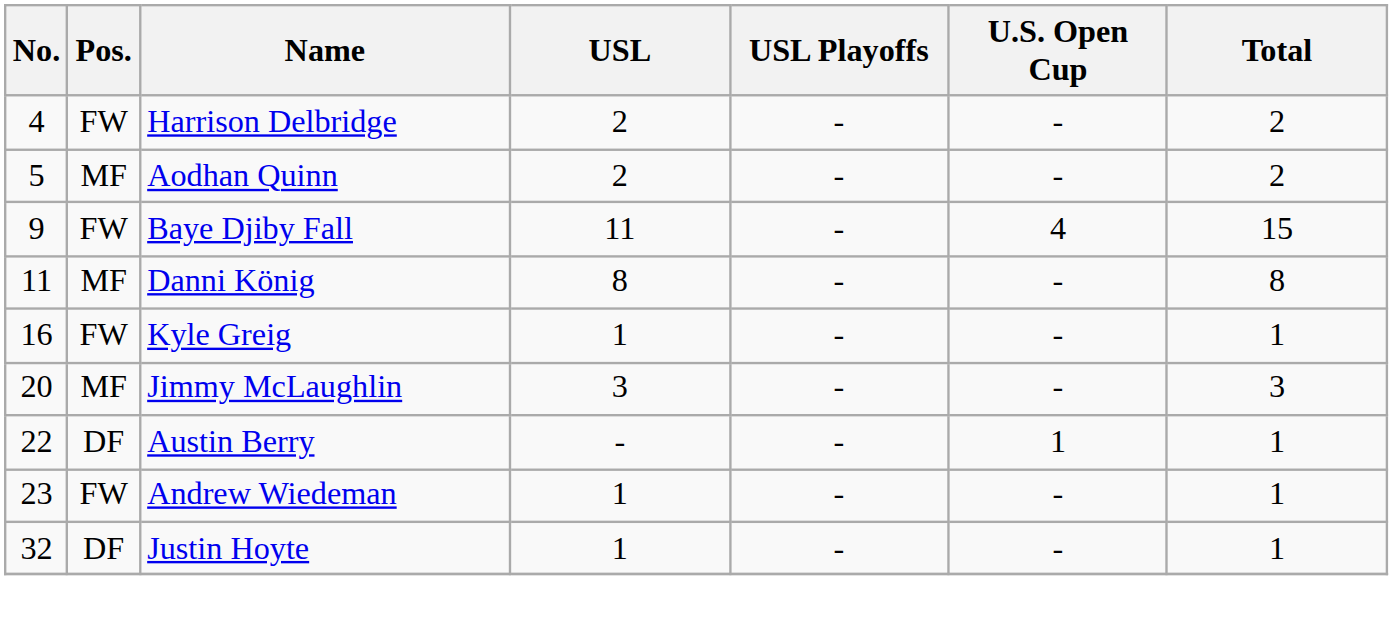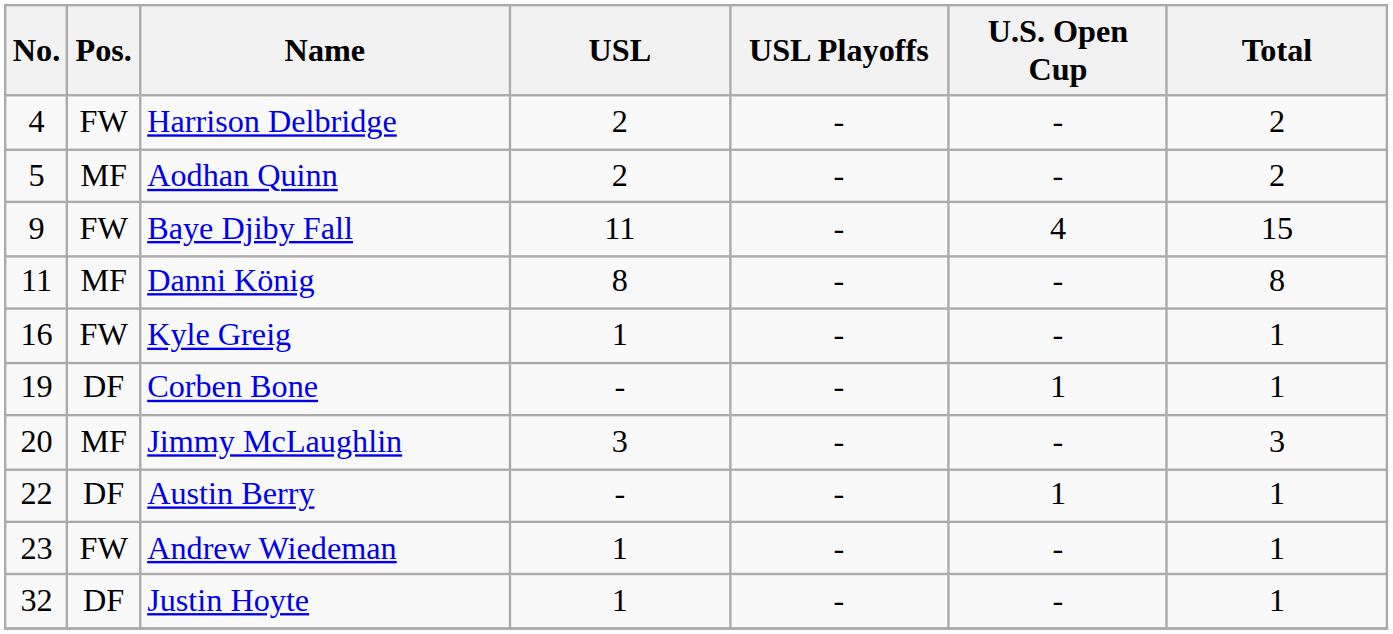+ row: (233, 387)
